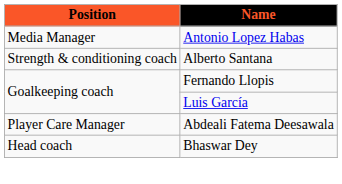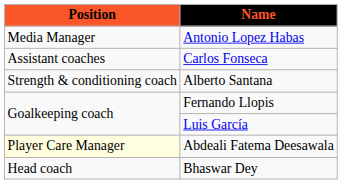+ row: (225, 59)
(66, 124) no background -> (66, 146) lightyellow background
